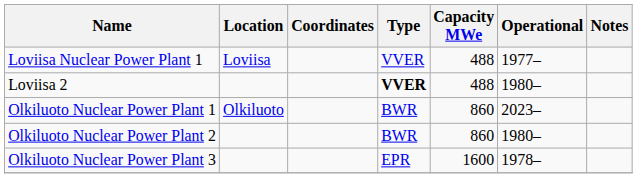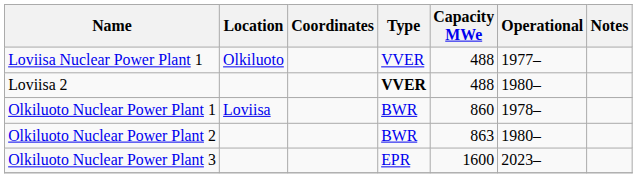(247, 60) Loviisa -> (253, 60) Olkiluoto
(253, 110) Olkiluoto -> (247, 110) Loviisa
(521, 110) 2023– -> (521, 110) 1978–
(482, 135) 860 -> (482, 135) 863
(521, 160) 1978– -> (521, 160) 2023–
